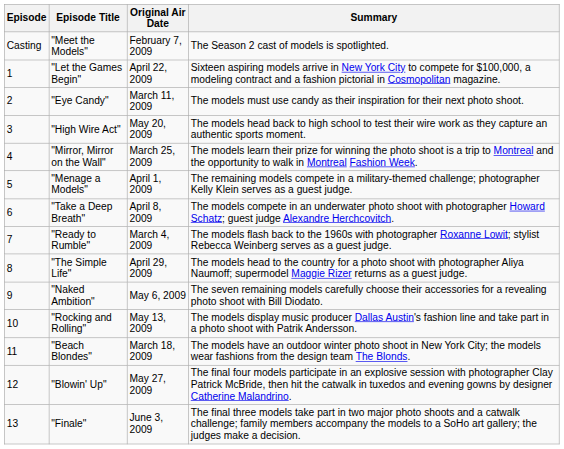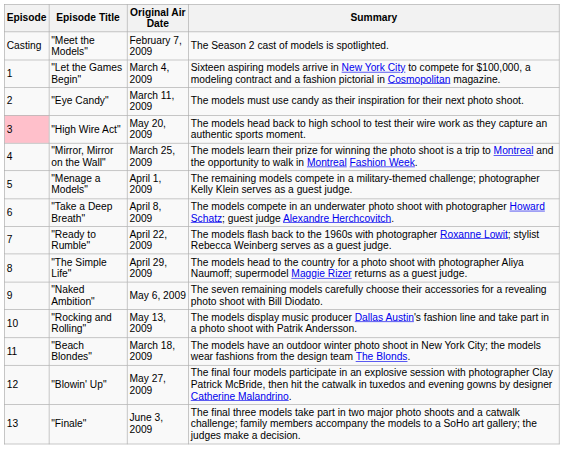(148, 73) April 22, 2009 -> (149, 73) March 4, 2009
(10, 129) no background -> (10, 129) pink background
(149, 240) March 4, 2009 -> (148, 240) April 22, 2009
